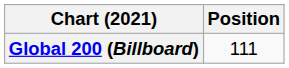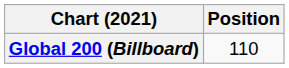(244, 48) 111 -> (244, 48) 110
